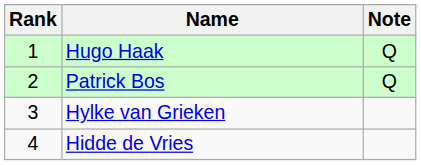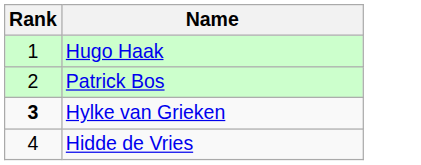- column: (389, 19)
(33, 112) normal -> (33, 112) bold
